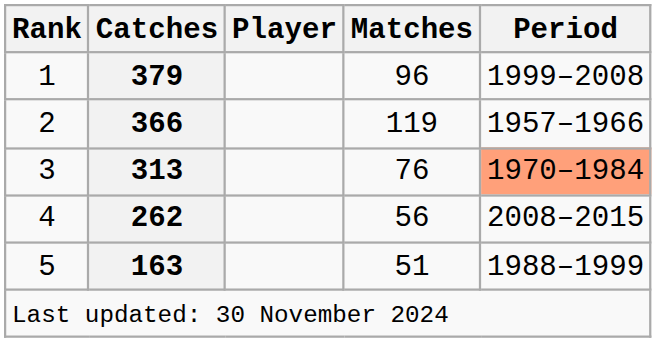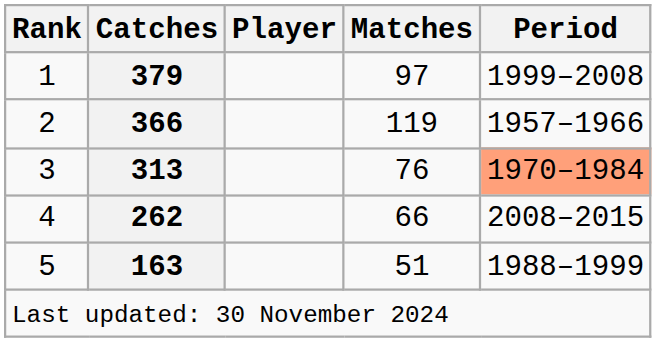(412, 76) 96 -> (412, 76) 97
(412, 219) 56 -> (412, 219) 66
